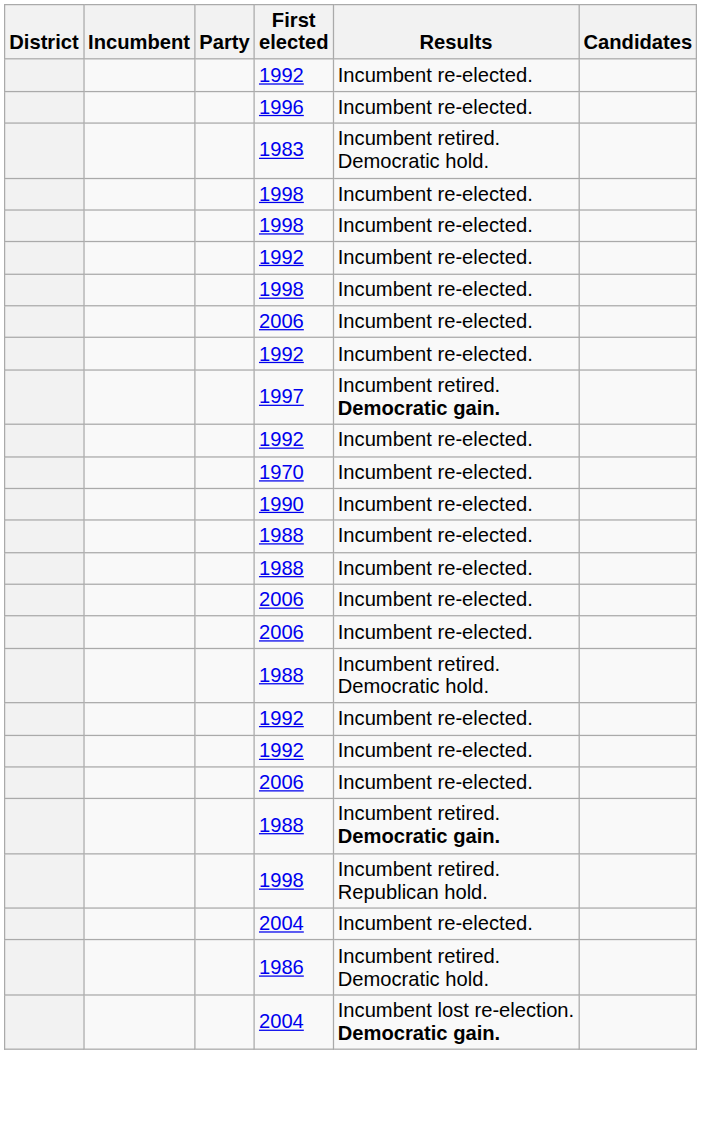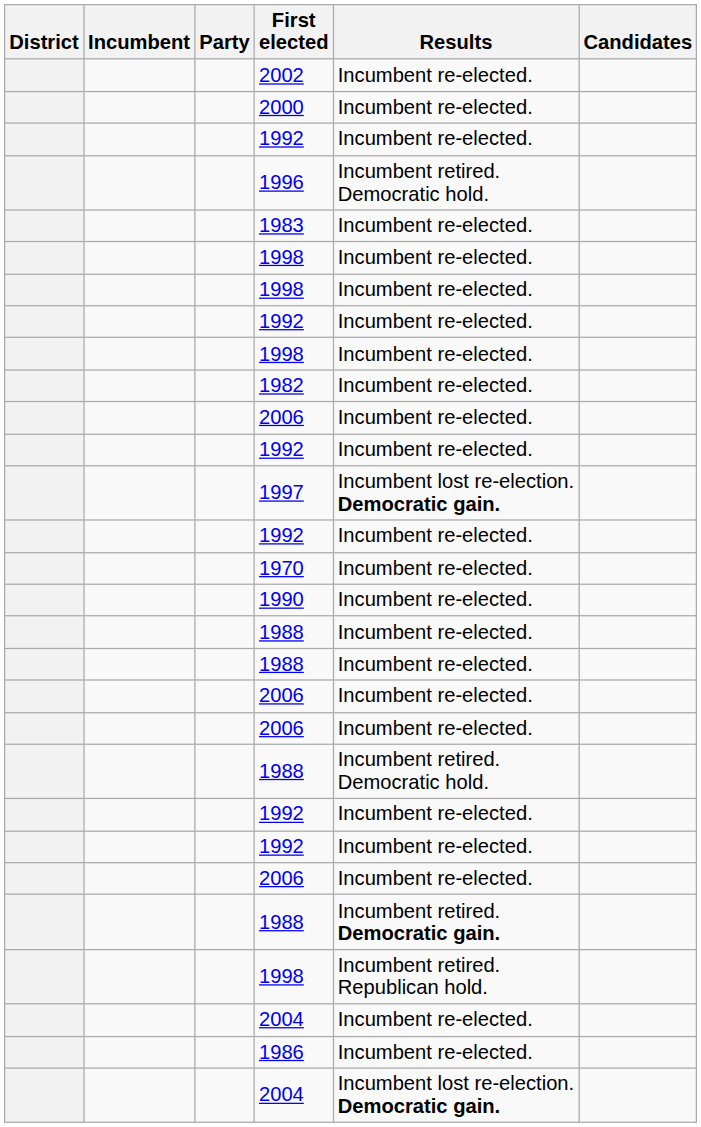+ row: (44, 75)
+ row: (44, 107)
(435, 107) Incumbent re-elected. -> (419, 182) Incumbent retired. Democratic hold.
(419, 150) Incumbent retired. Democratic hold. -> (435, 225) Incumbent re-elected.
+ row: (44, 386)
(419, 396) Incumbent retired. Democratic gain. -> (456, 492) Incumbent lost re-election. Democratic gain.
(419, 967) Incumbent retired. Democratic hold. -> (435, 1051) Incumbent re-elected.
